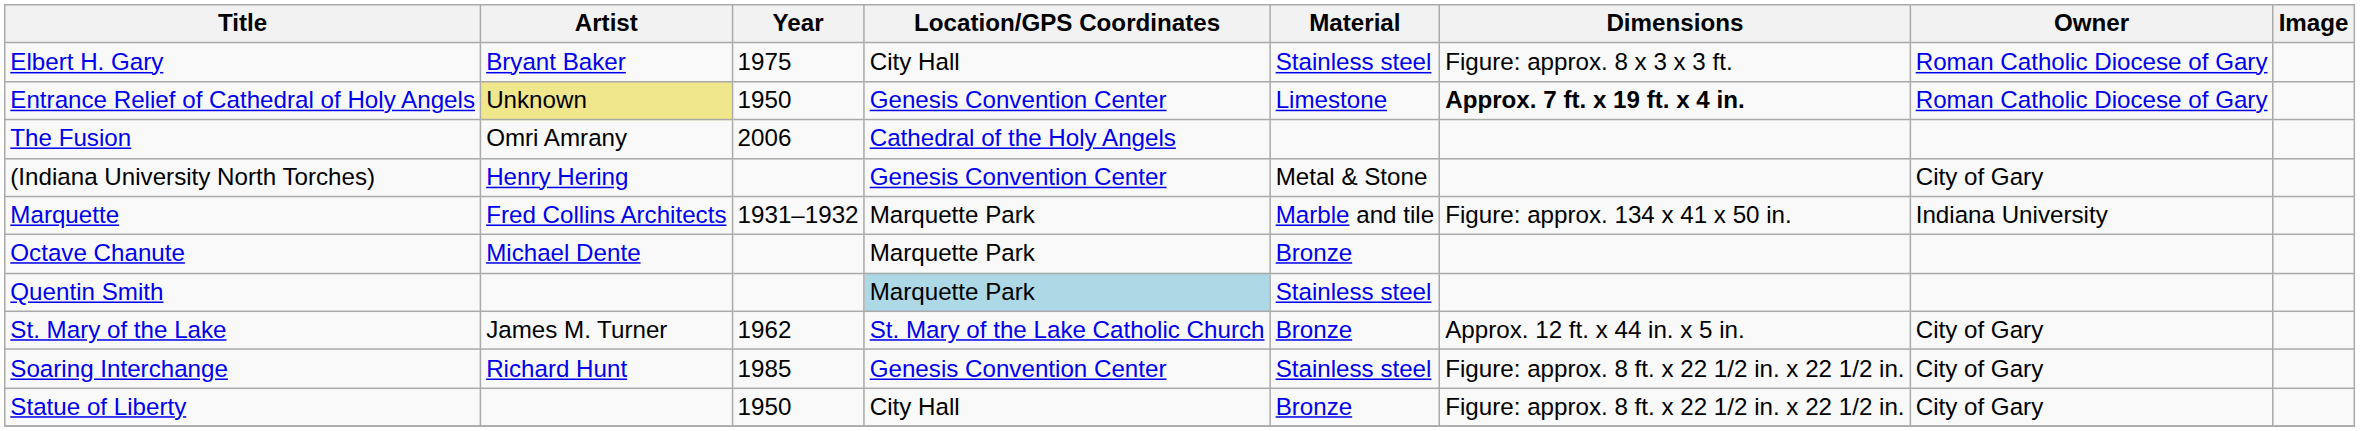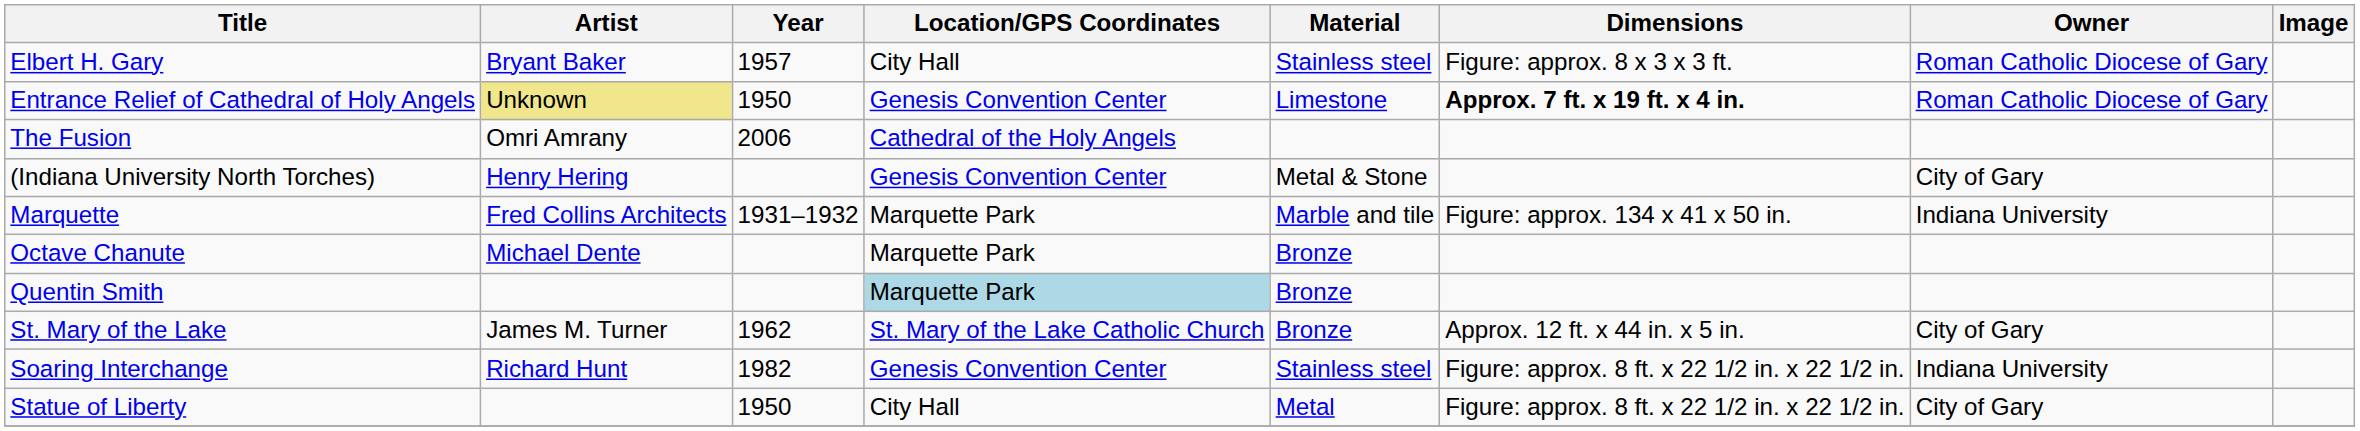(764, 61) 1975 -> (764, 61) 1957
(1354, 291) Stainless steel -> (1314, 291) Bronze
(764, 368) 1985 -> (764, 368) 1982
(1979, 368) City of Gary -> (2012, 368) Indiana University
(1314, 406) Bronze -> (1305, 406) Metal
